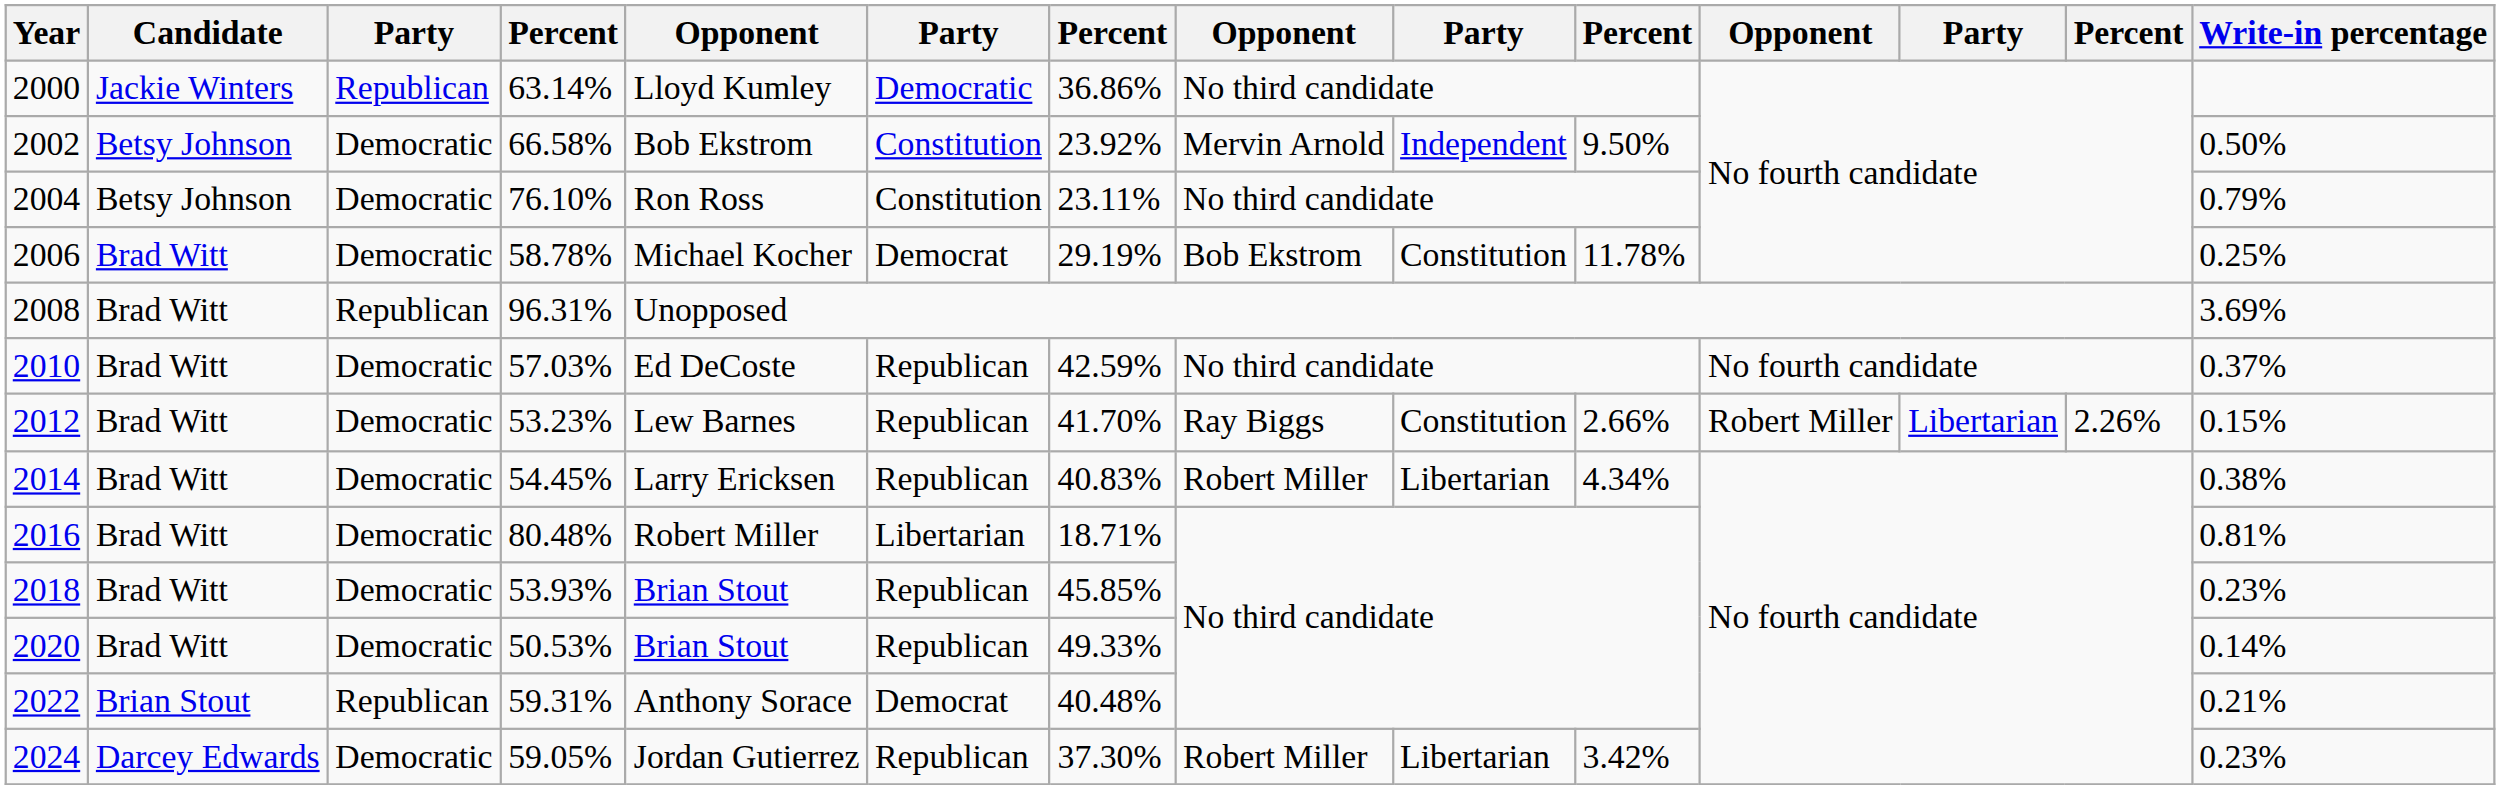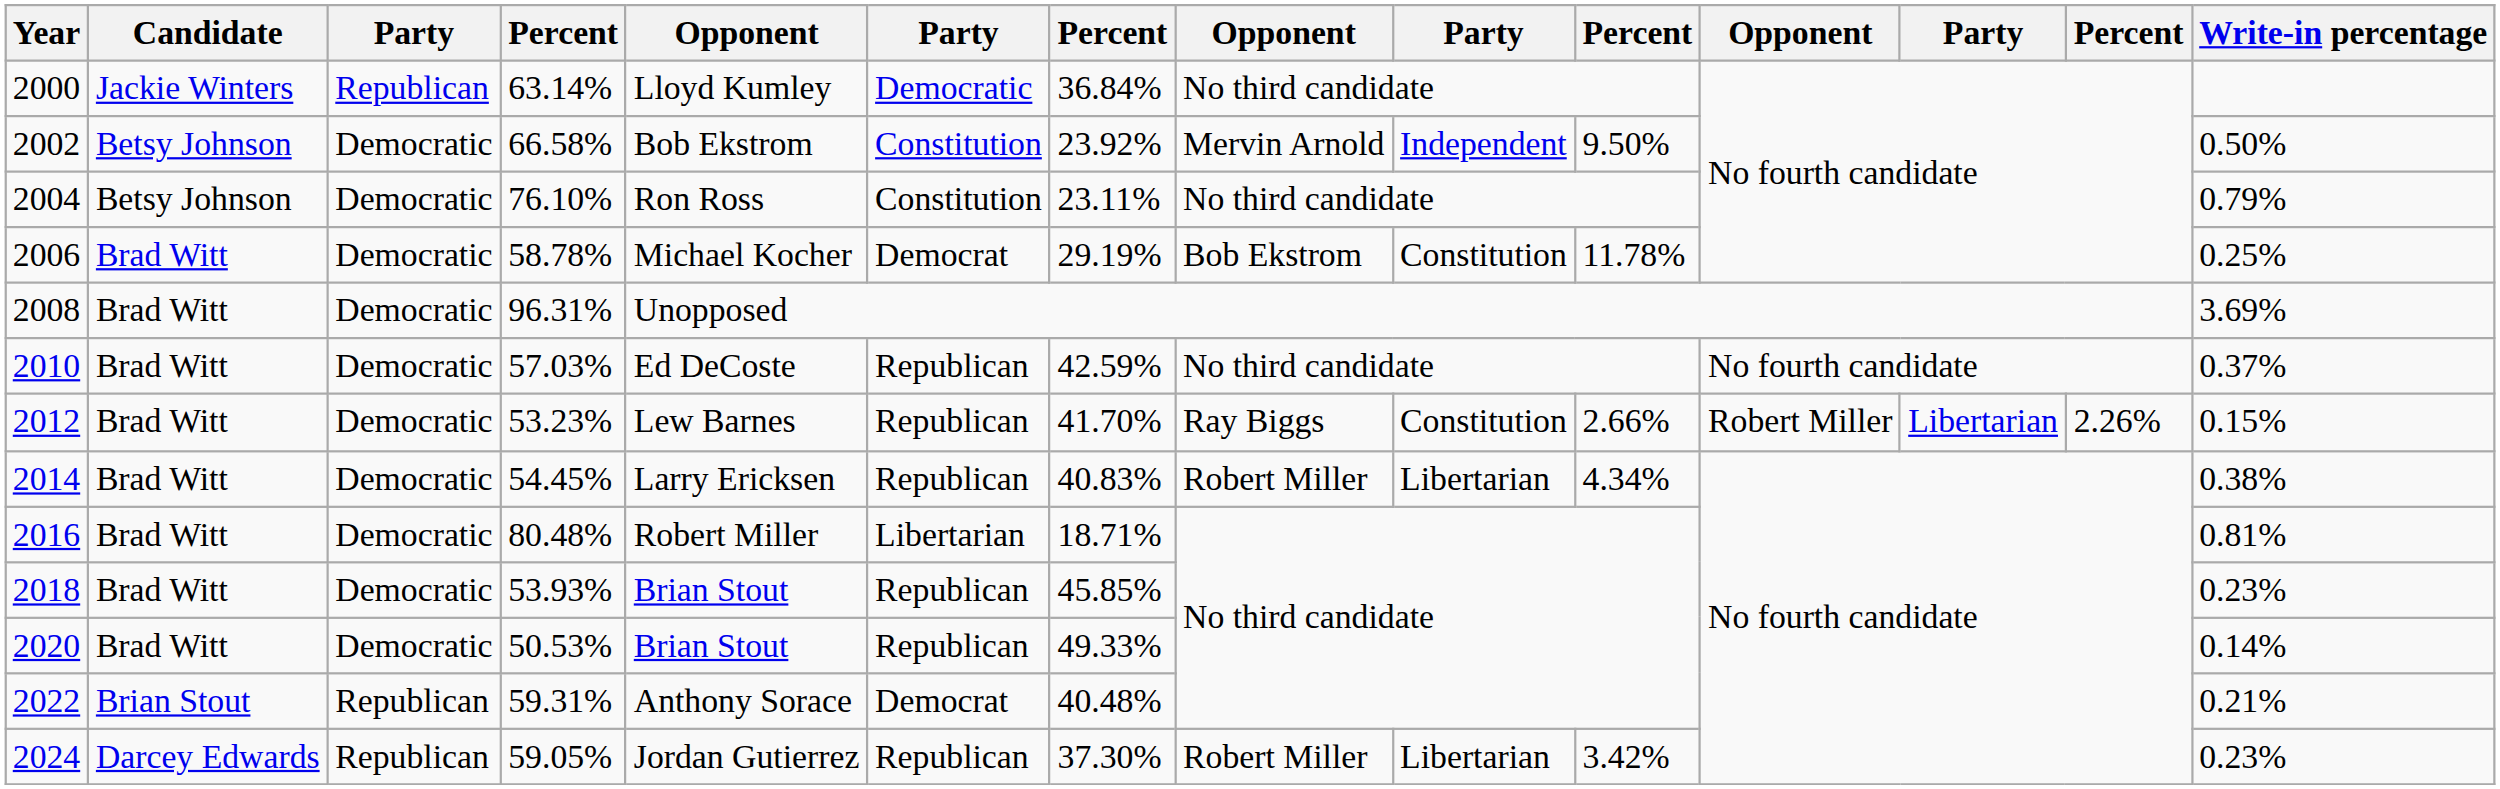(1110, 87) 36.86% -> (1110, 87) 36.84%
(412, 310) Republican -> (414, 310) Democratic
(414, 755) Democratic -> (412, 755) Republican
